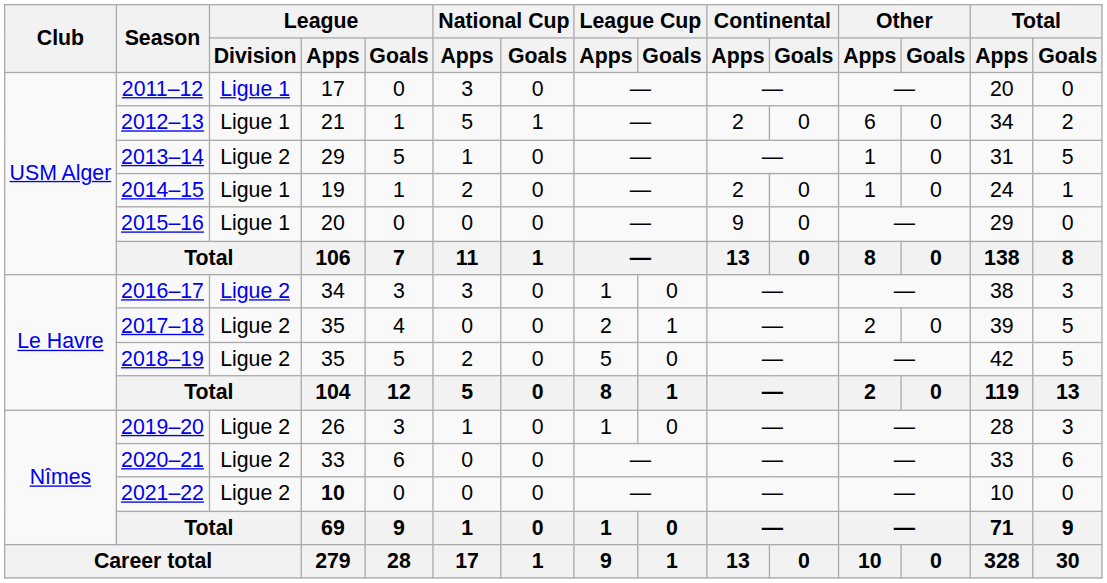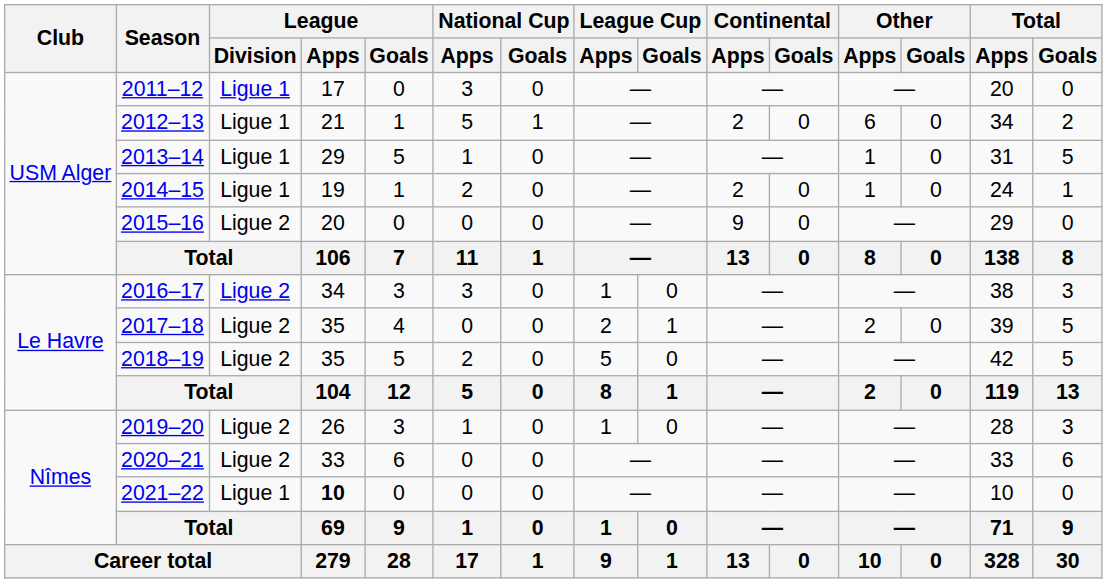(255, 156) Ligue 2 -> (255, 156) Ligue 1
(255, 223) Ligue 1 -> (255, 223) Ligue 2
(255, 493) Ligue 2 -> (255, 493) Ligue 1
